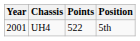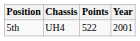columns swapped: (17, 12) <-> (116, 12)
